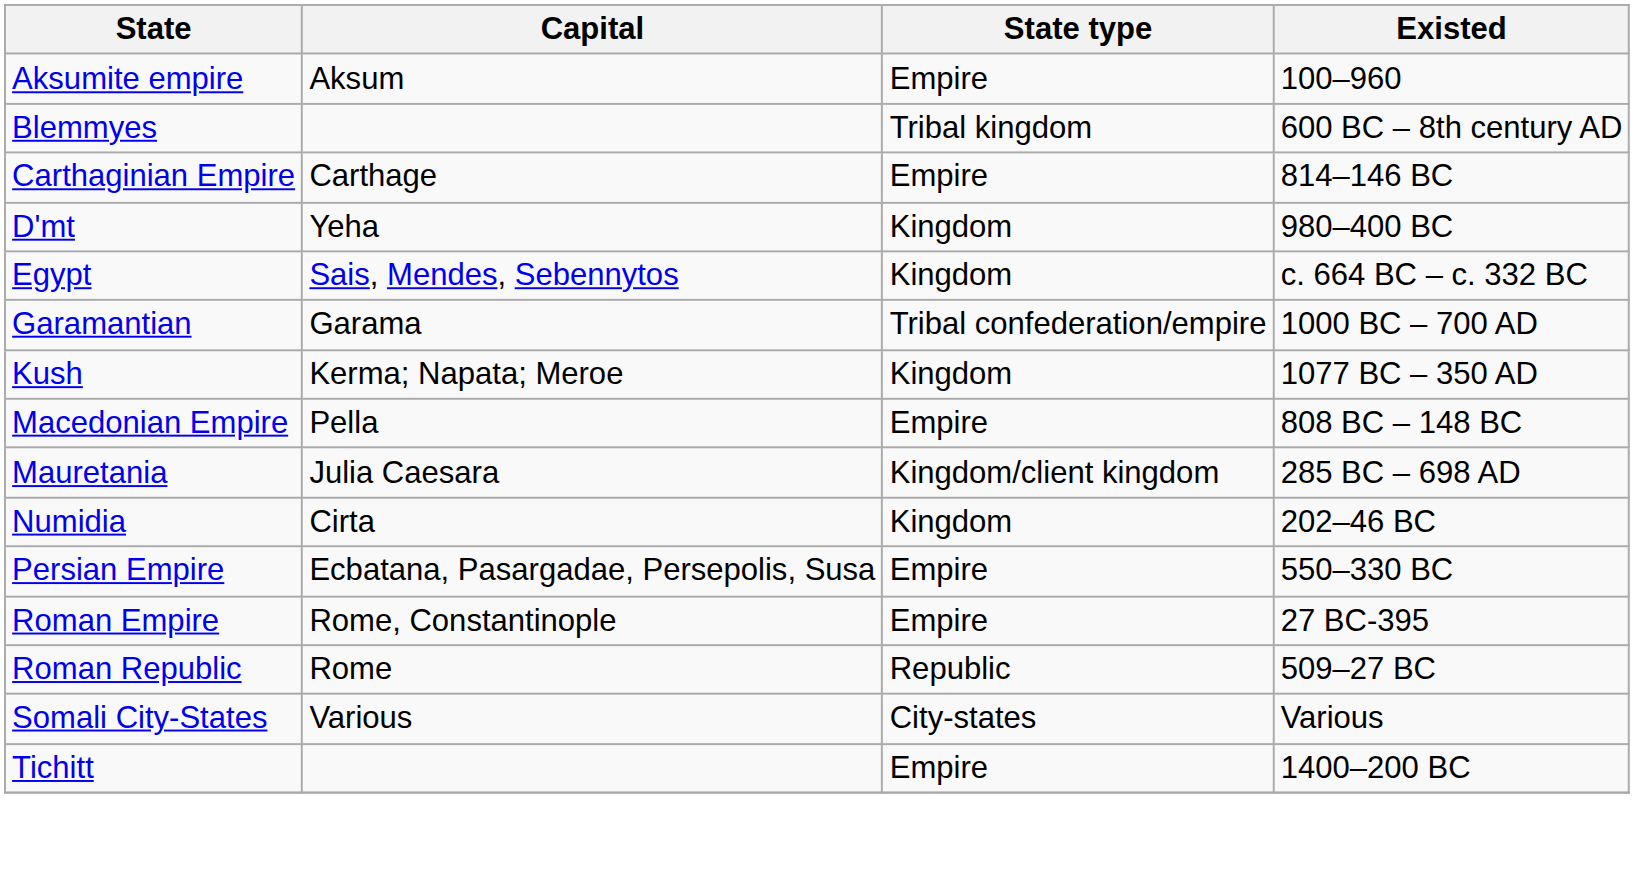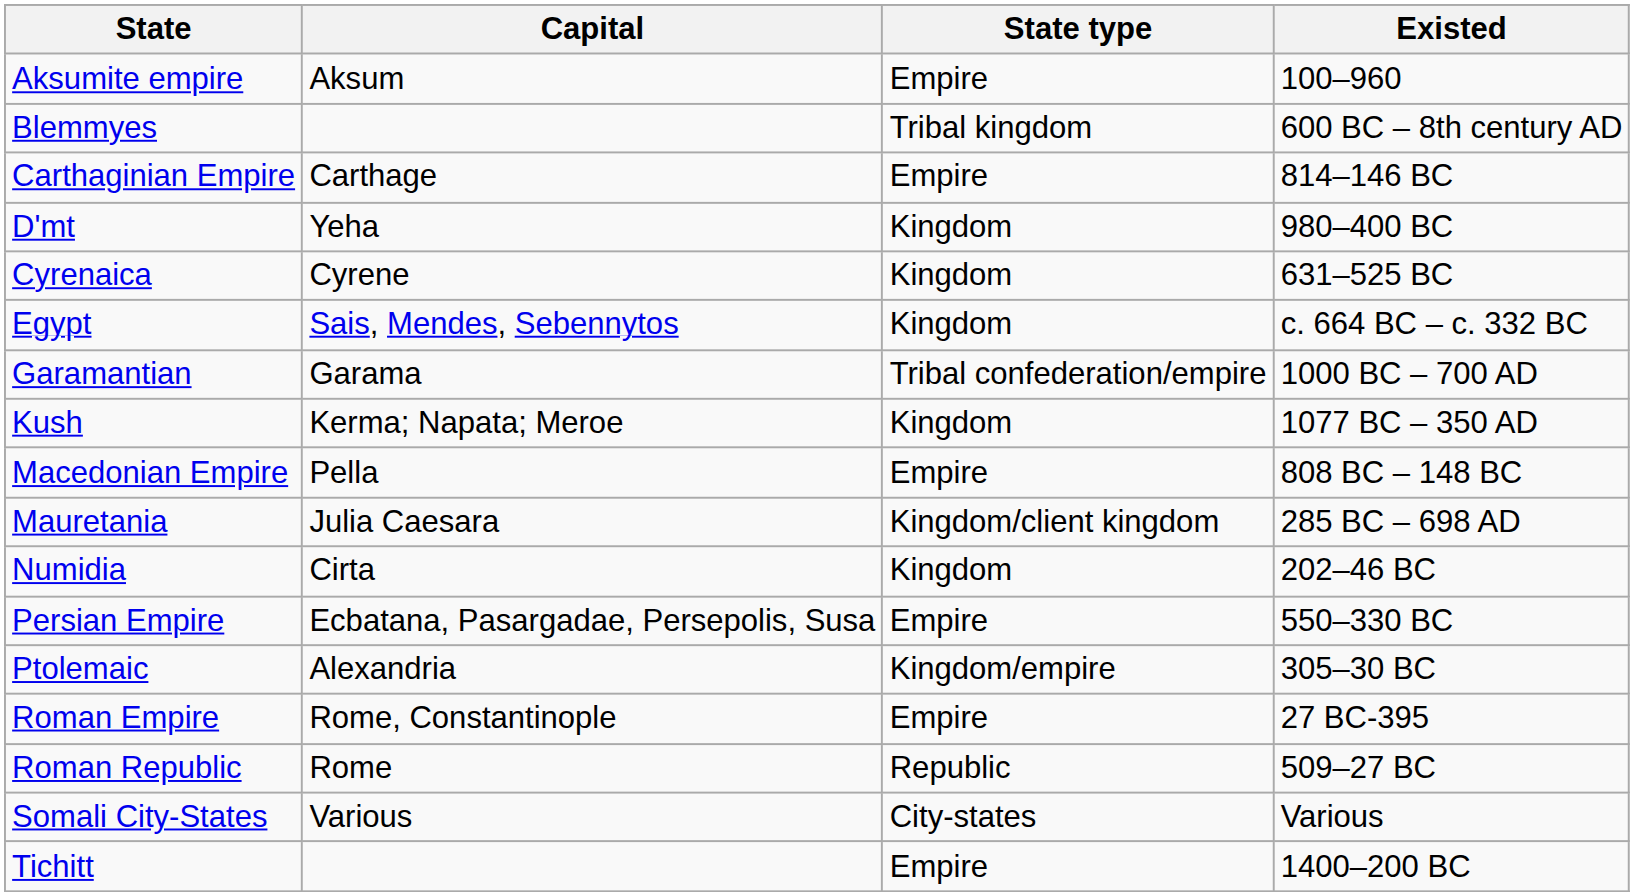+ row: (82, 275)
+ row: (80, 669)
